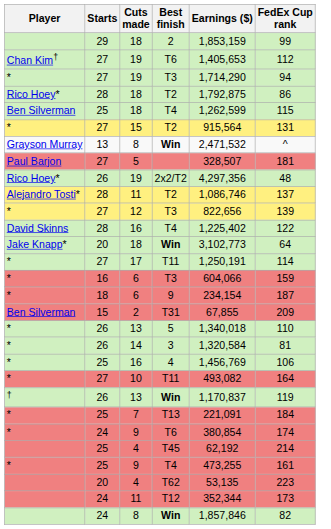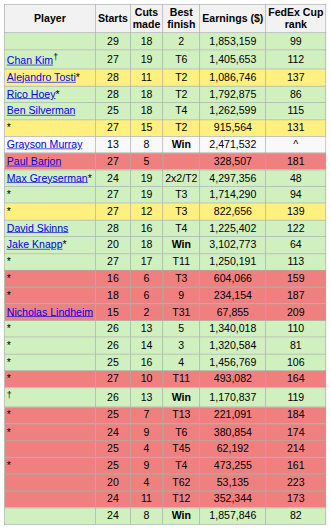rows swapped: (136, 195) <-> (136, 77)
(33, 178) Rico Hoey* -> (49, 178) Max Greyserman*
(102, 178) 26 -> (113, 178) 24
(285, 262) 114 -> (296, 262) 113
(41, 312) Ben Silverman -> (50, 312) Nicholas Lindheim
